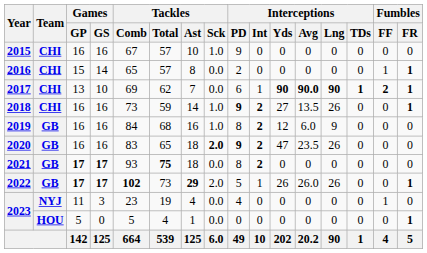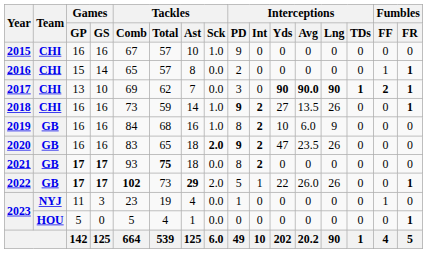(239, 88) 6 -> (239, 88) 3
(260, 88) 1 -> (260, 88) 0
(283, 126) 12 -> (283, 126) 10
(283, 182) 26 -> (283, 182) 22
(239, 201) 4 -> (239, 201) 1
